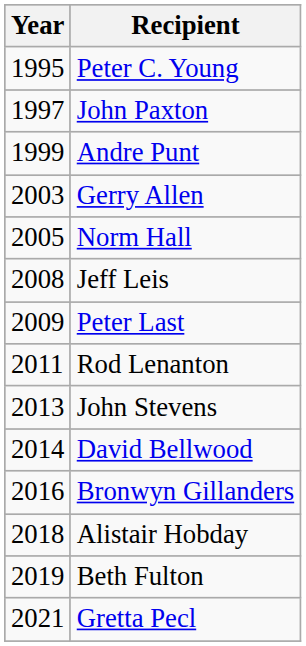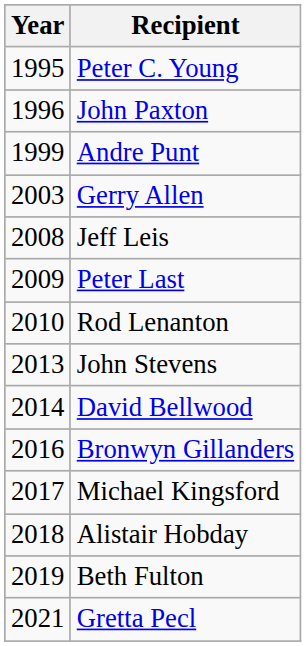(38, 110) 1997 -> (38, 110) 1996
- row: (134, 237)
(37, 364) 2011 -> (38, 322) 2010
+ row: (178, 491)
